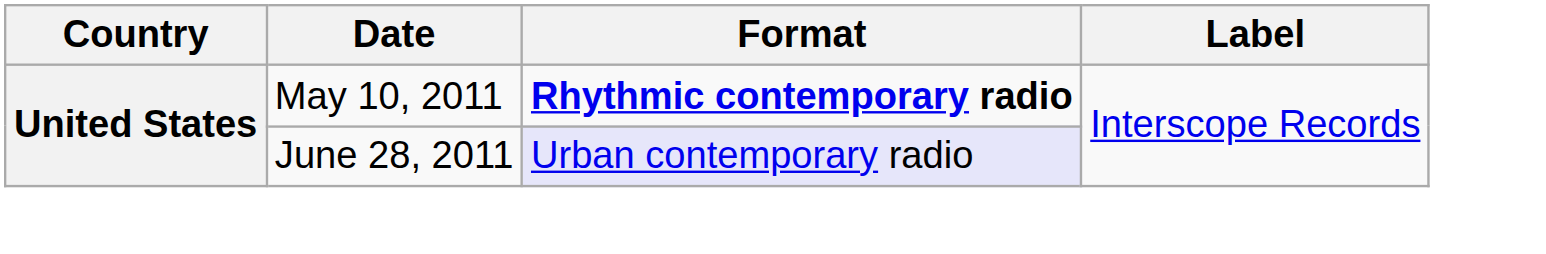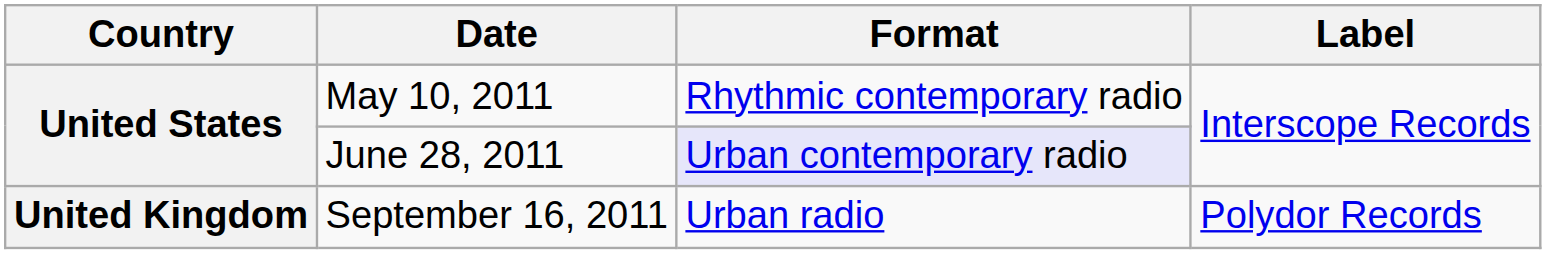(802, 95) bold -> (934, 95) normal
+ row: (497, 215)
